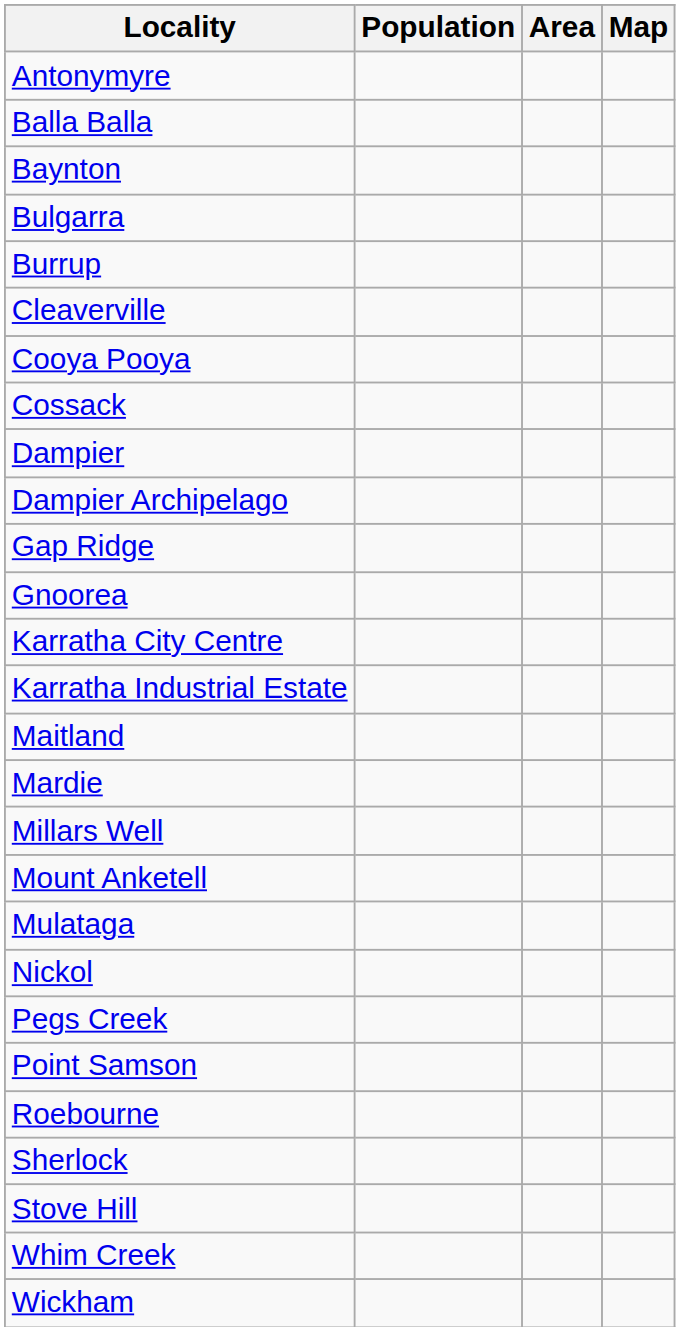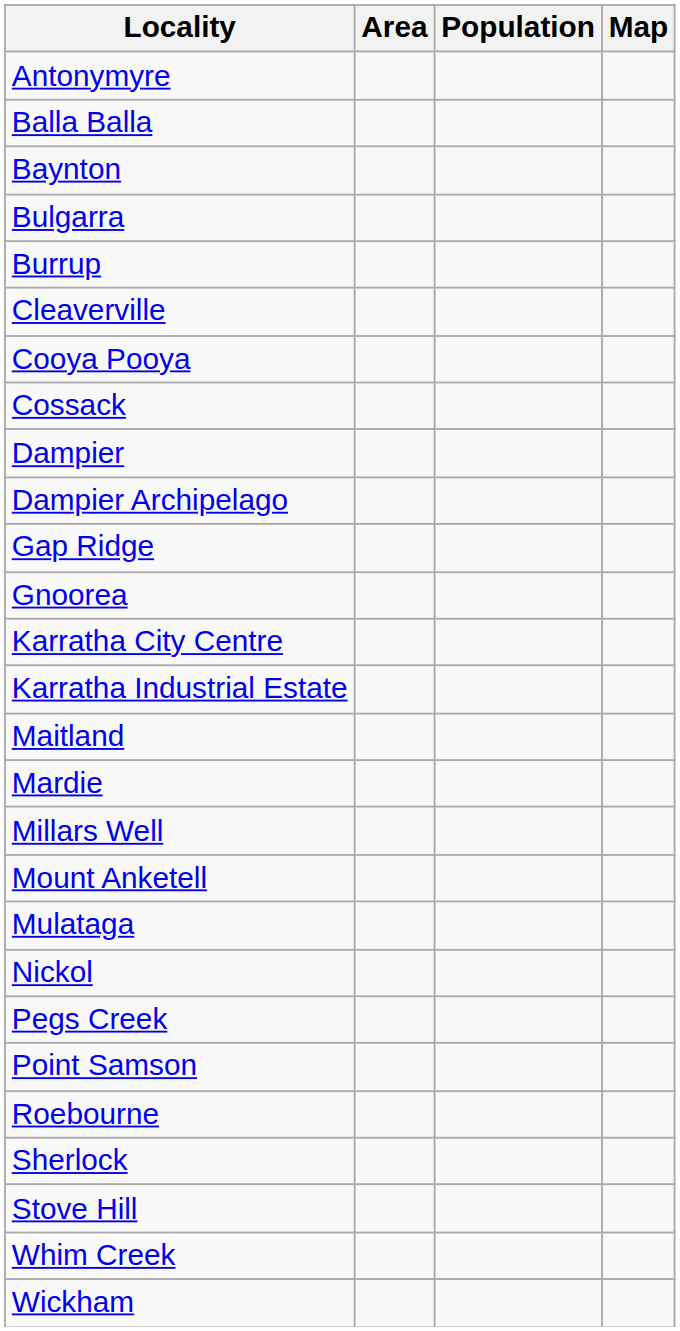columns swapped: (438, 28) <-> (562, 28)
